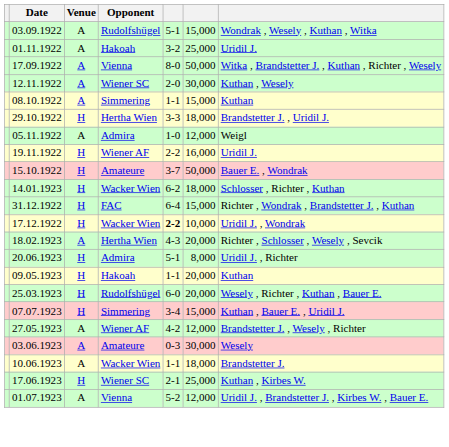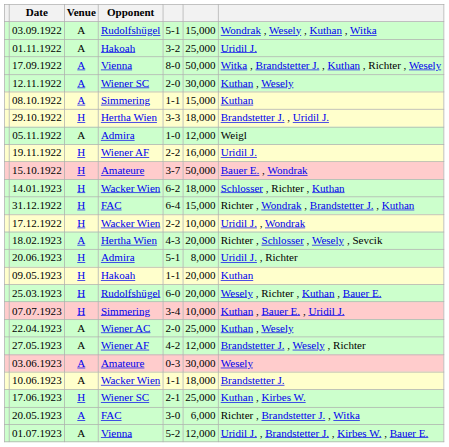(173, 223) bold -> (173, 223) normal
(200, 310) 15,000 -> (200, 310) 10,000
+ row: (37, 328)
+ row: (37, 415)
